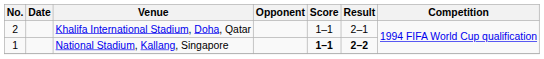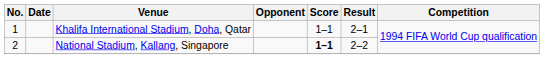(15, 29) 2 -> (15, 29) 1
(15, 45) 1 -> (15, 45) 2
(359, 45) bold -> (359, 45) normal
